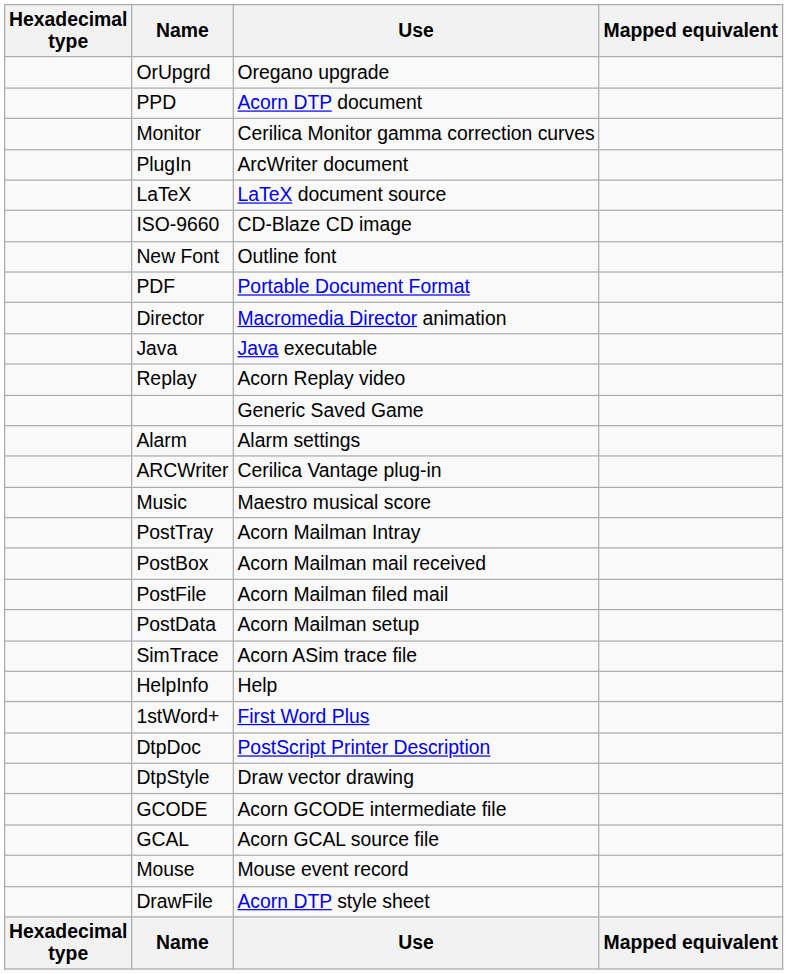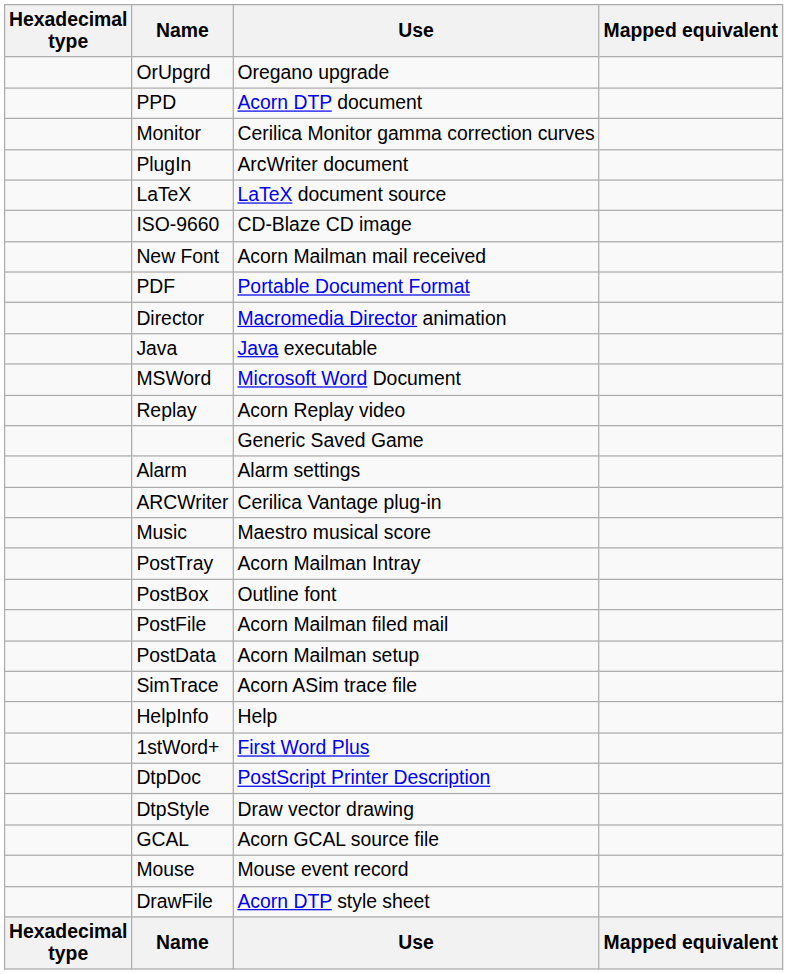(287, 256) Outline font -> (362, 256) Acorn Mailman mail received
+ row: (174, 379)
(362, 563) Acorn Mailman mail received -> (287, 594) Outline font
- row: (172, 809)
